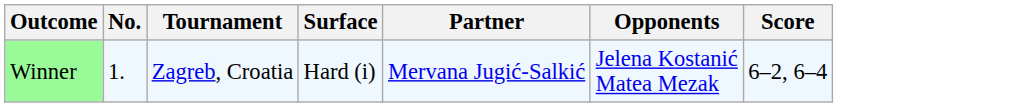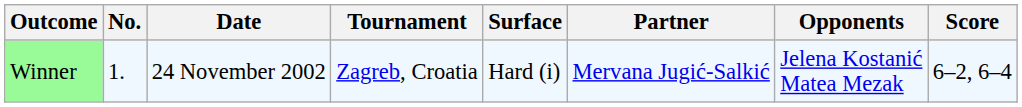+ column: (239, 22)
